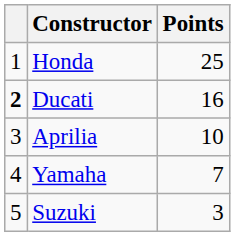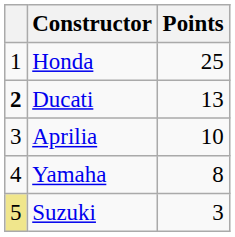(212, 99) 16 -> (212, 99) 13
(218, 174) 7 -> (218, 174) 8
(16, 212) no background -> (16, 212) khaki background
